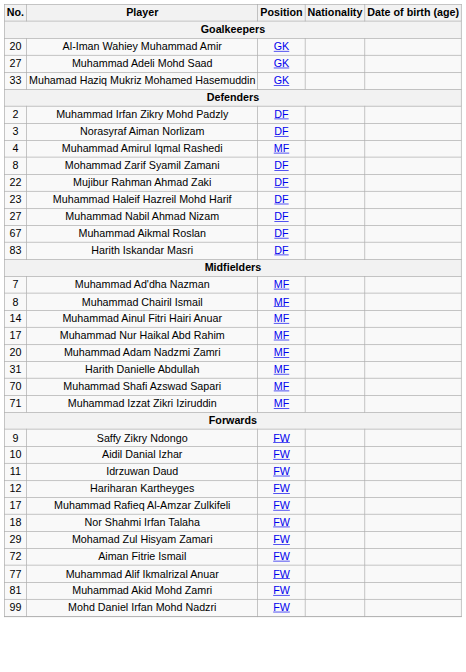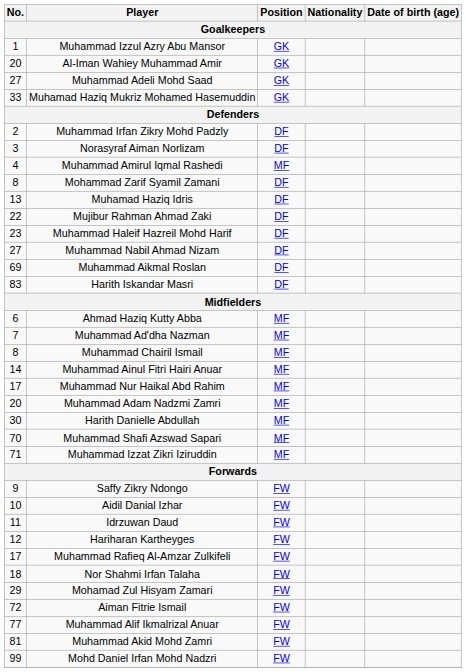+ row: (142, 47)
+ row: (142, 200)
(15, 234) 67 -> (15, 268) 69
+ row: (142, 319)
(15, 370) 31 -> (15, 421) 30
